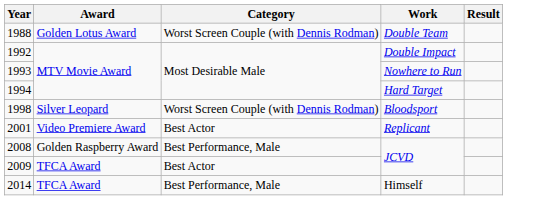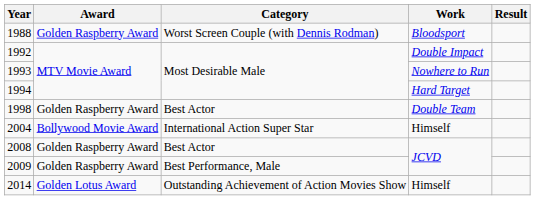(86, 33) Golden Lotus Award -> (97, 33) Golden Raspberry Award
(416, 33) Double Team -> (438, 33) Bloodsport
(72, 109) Silver Leopard -> (97, 109) Golden Raspberry Award
(271, 109) Worst Screen Couple (with Dennis Rodman) -> (189, 109) Best Actor
(411, 109) Bloodsport -> (444, 109) Double Team
- row: (19, 128)
+ row: (19, 128)
(222, 147) Best Performance, Male -> (189, 147) Best Actor
(69, 166) TFCA Award -> (97, 166) Golden Raspberry Award
(189, 166) Best Actor -> (222, 166) Best Performance, Male
(69, 185) TFCA Award -> (86, 185) Golden Lotus Award
(222, 185) Best Performance, Male -> (285, 185) Outstanding Achievement of Action Movies Show
